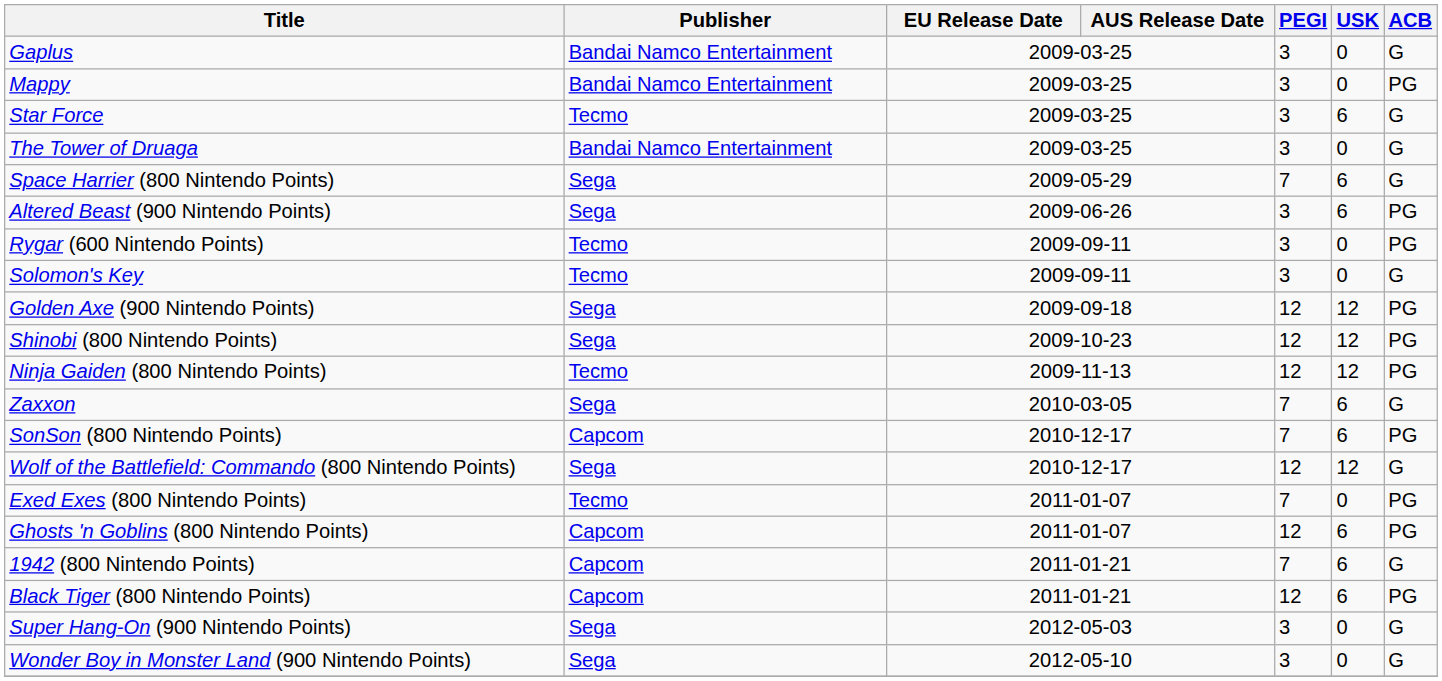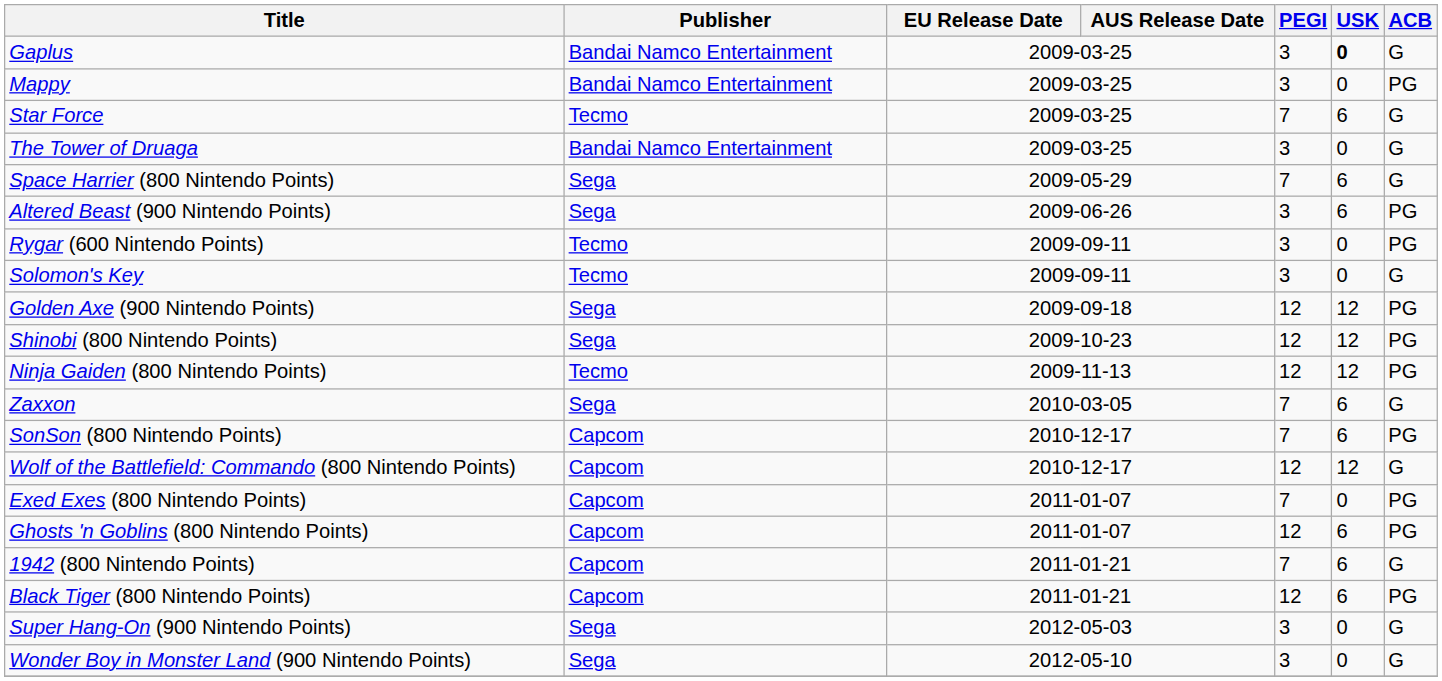(1342, 52) normal -> (1342, 52) bold
(1285, 116) 3 -> (1285, 116) 7
(592, 468) Sega -> (606, 468) Capcom
(598, 500) Tecmo -> (606, 500) Capcom
